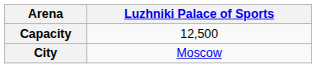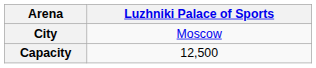rows swapped: (46, 53) <-> (46, 33)
